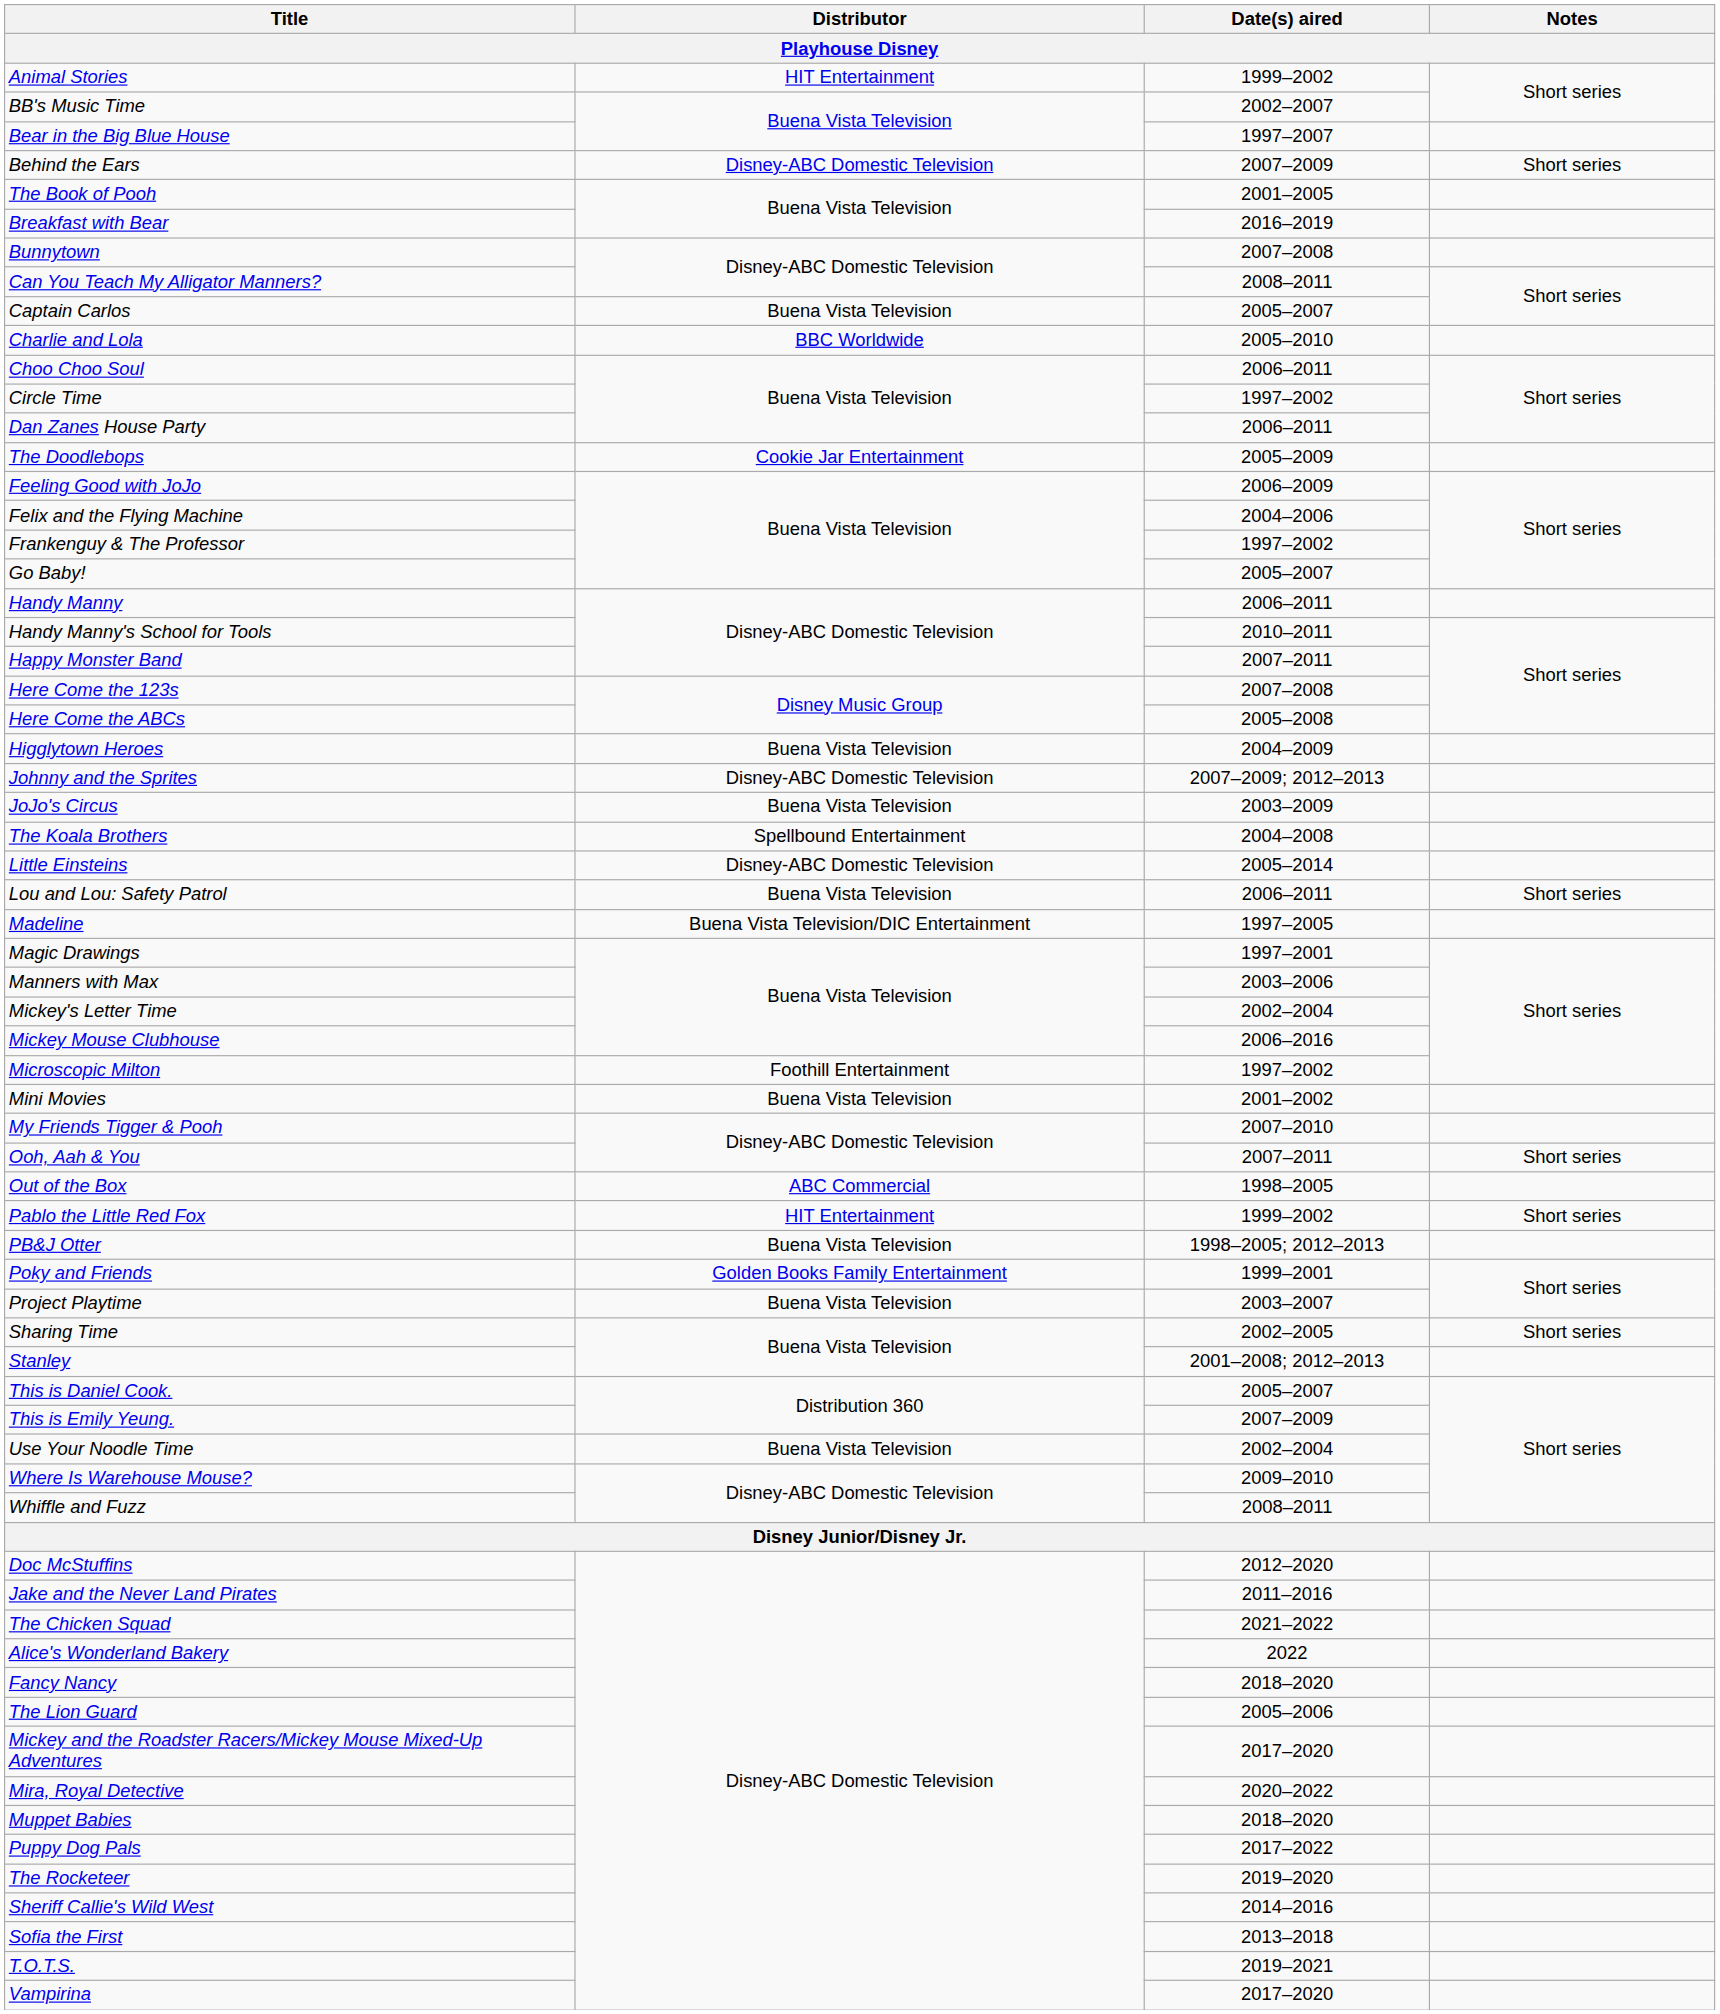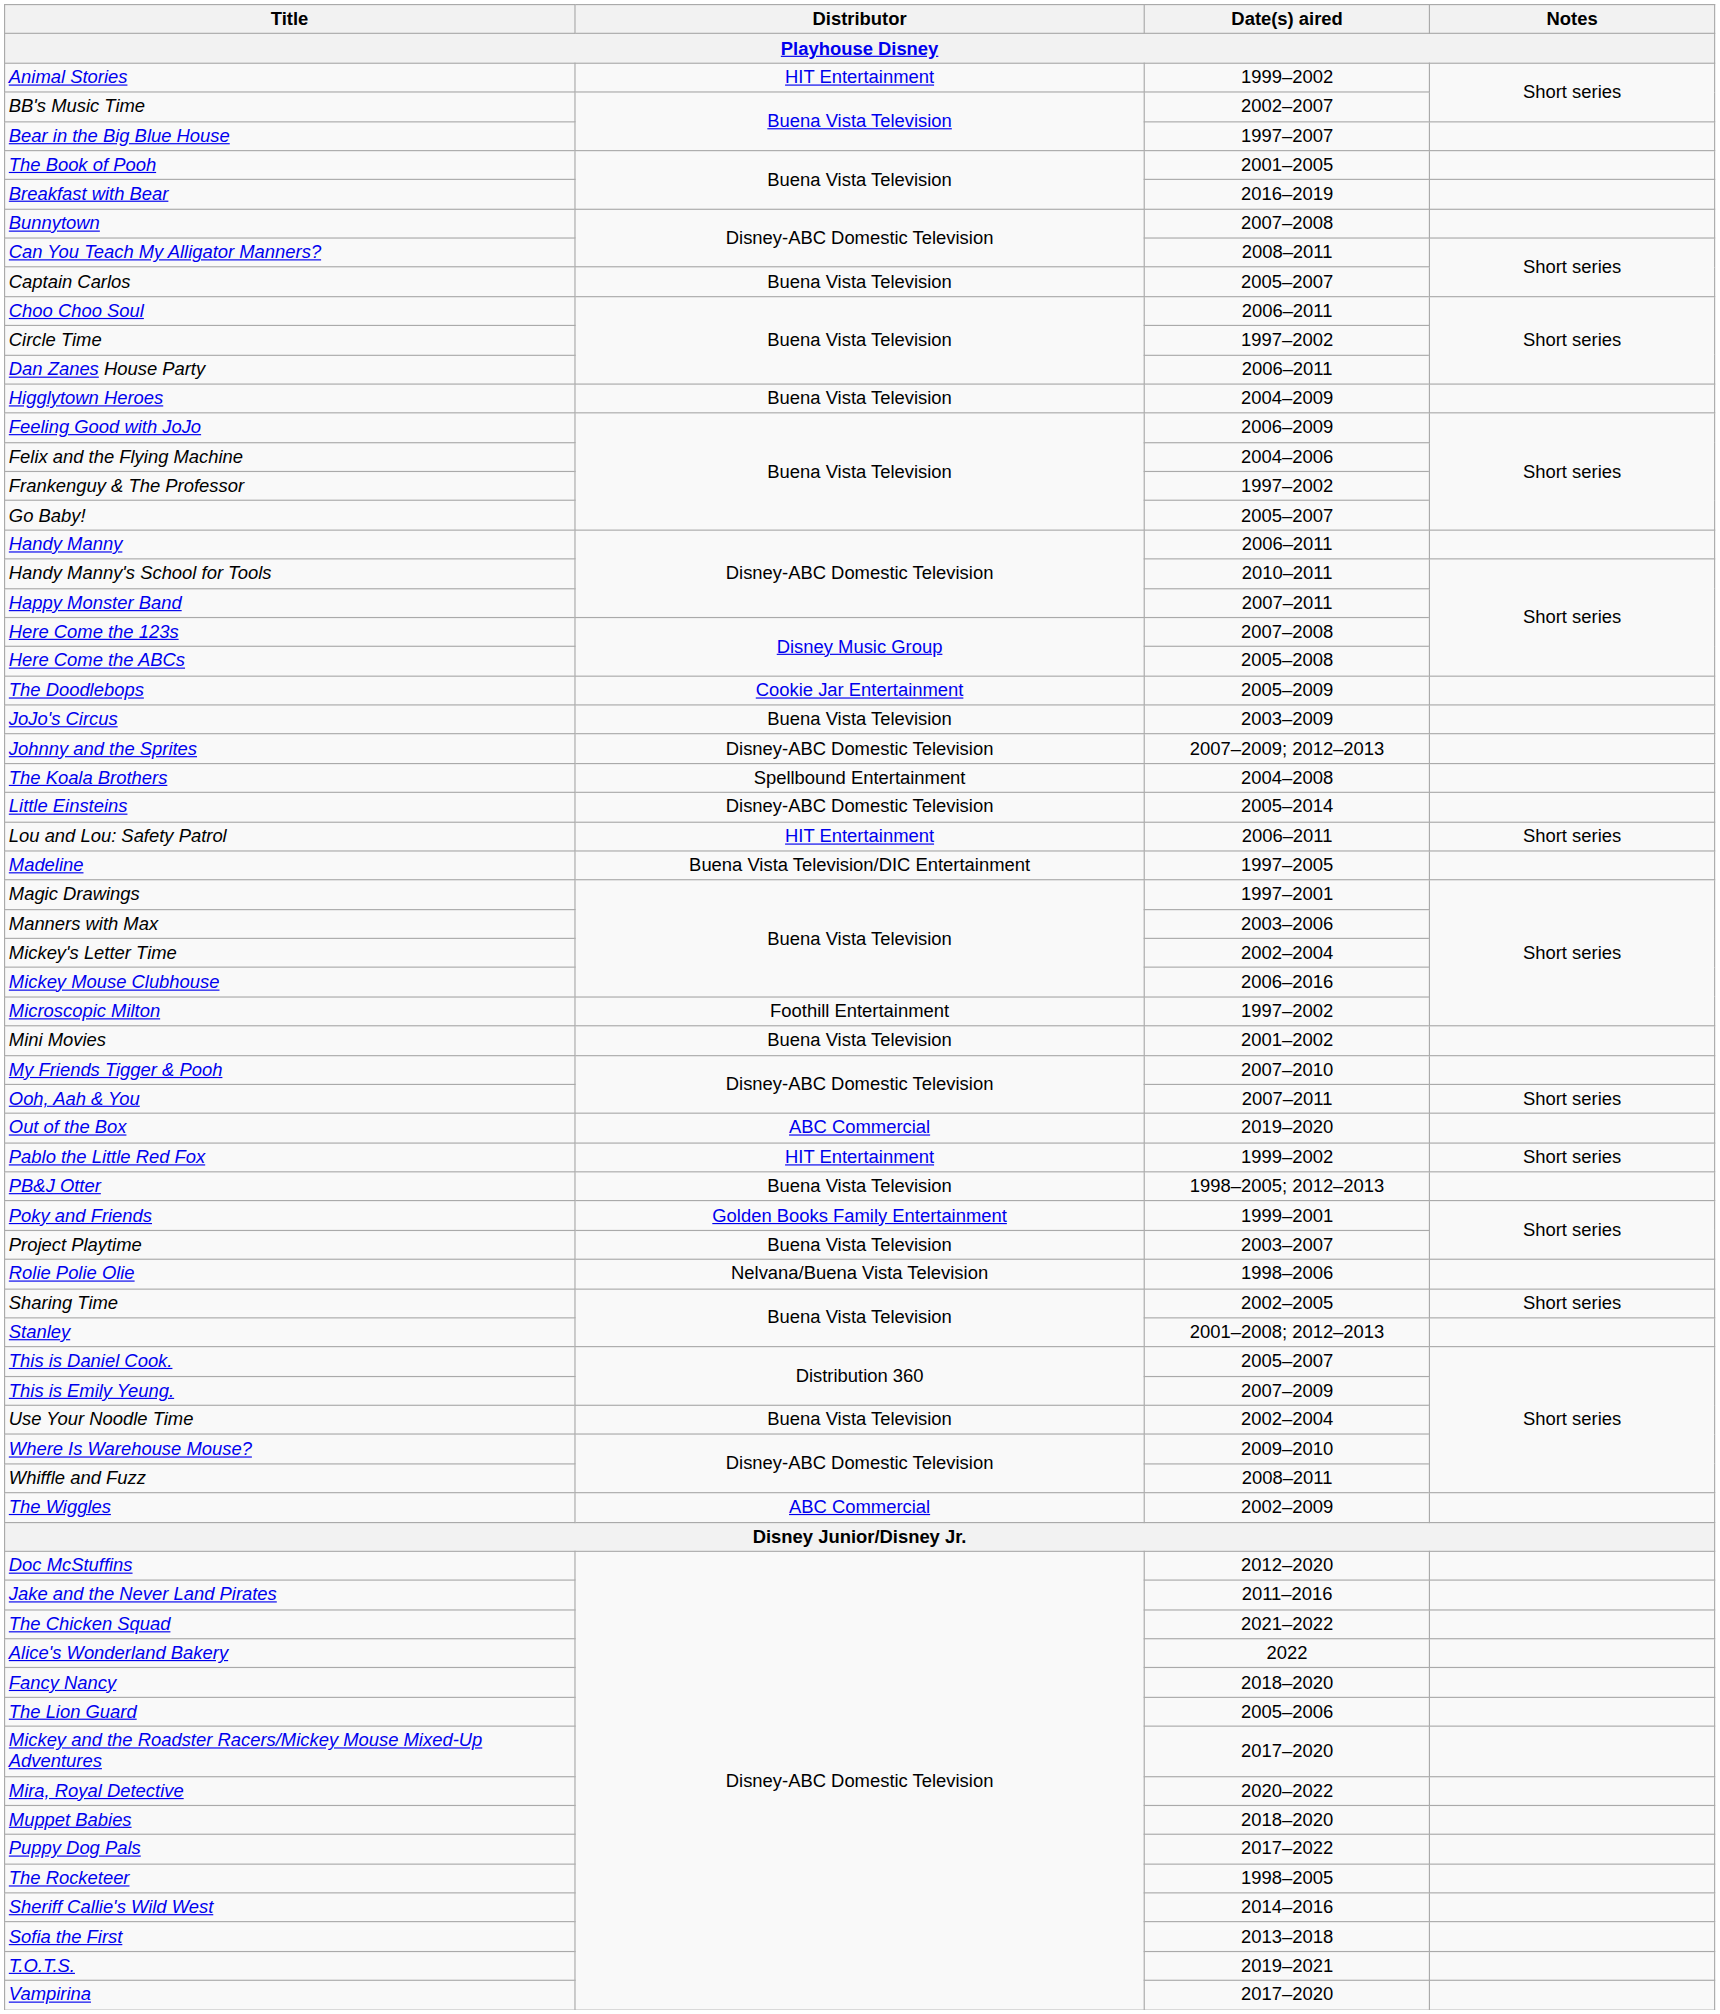- row: (74, 164)
- row: (76, 340)
rows swapped: (76, 456) <-> (86, 748)
rows swapped: (103, 777) <-> (63, 806)
(860, 894) Buena Vista Television -> (860, 836) HIT Entertainment
(1287, 1186) 1998–2005 -> (1287, 1127) 2019–2020
+ row: (72, 1273)
+ row: (60, 1507)
(1287, 1878) 2019–2020 -> (1287, 1878) 1998–2005
